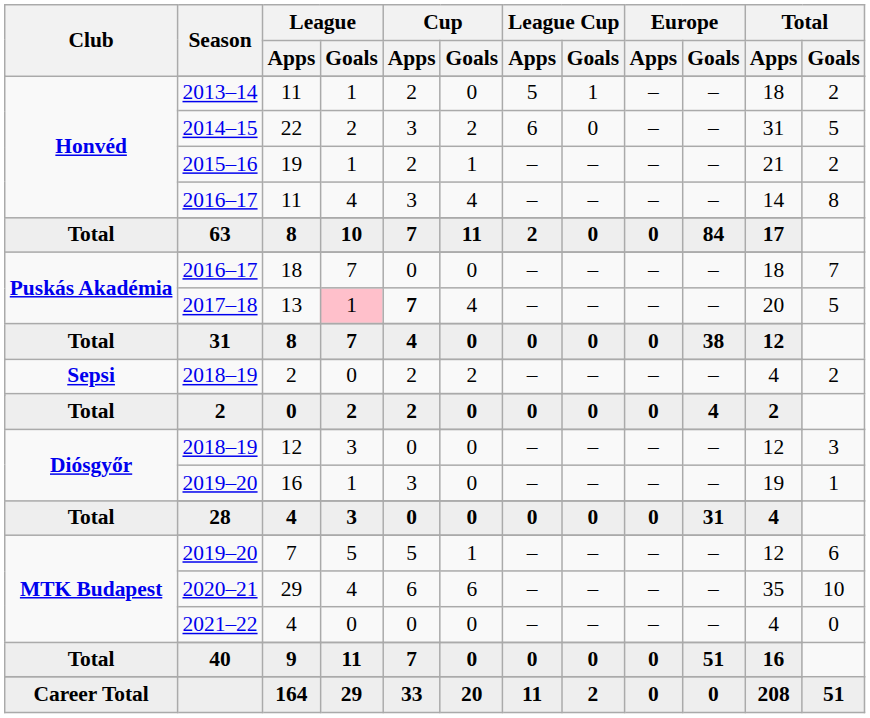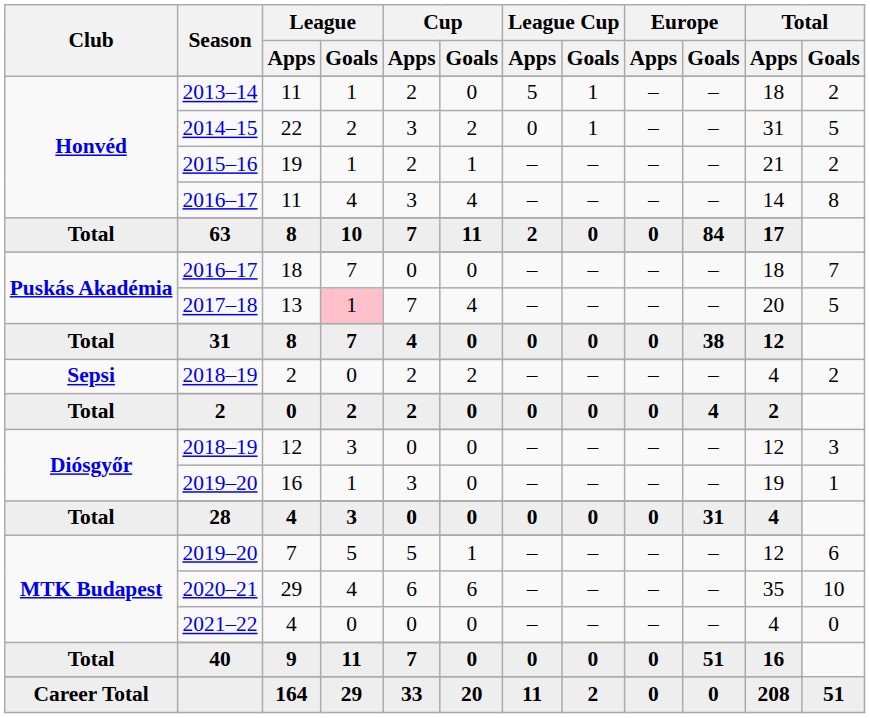(532, 128) 6 -> (532, 128) 0
(593, 128) 0 -> (593, 128) 1
(412, 305) bold -> (412, 305) normal
